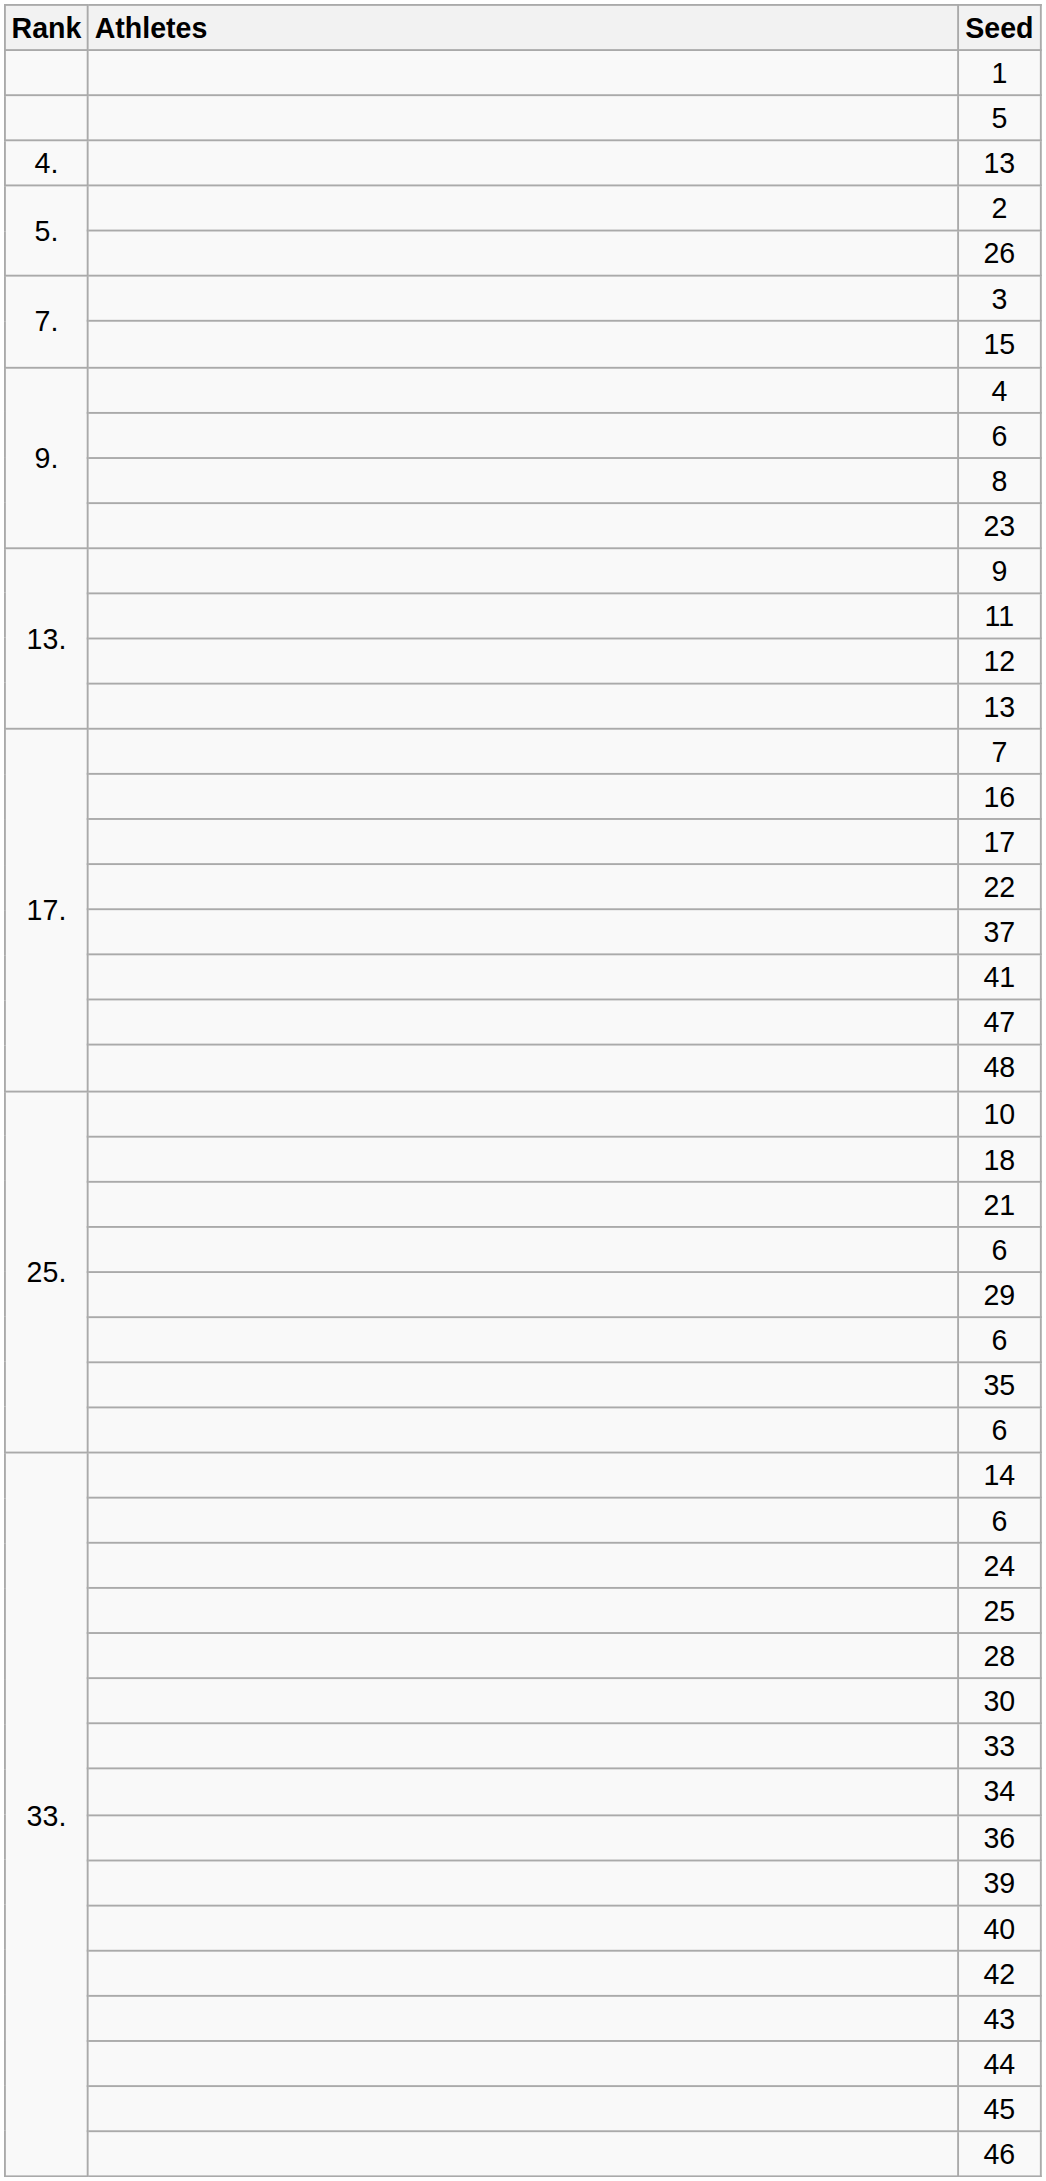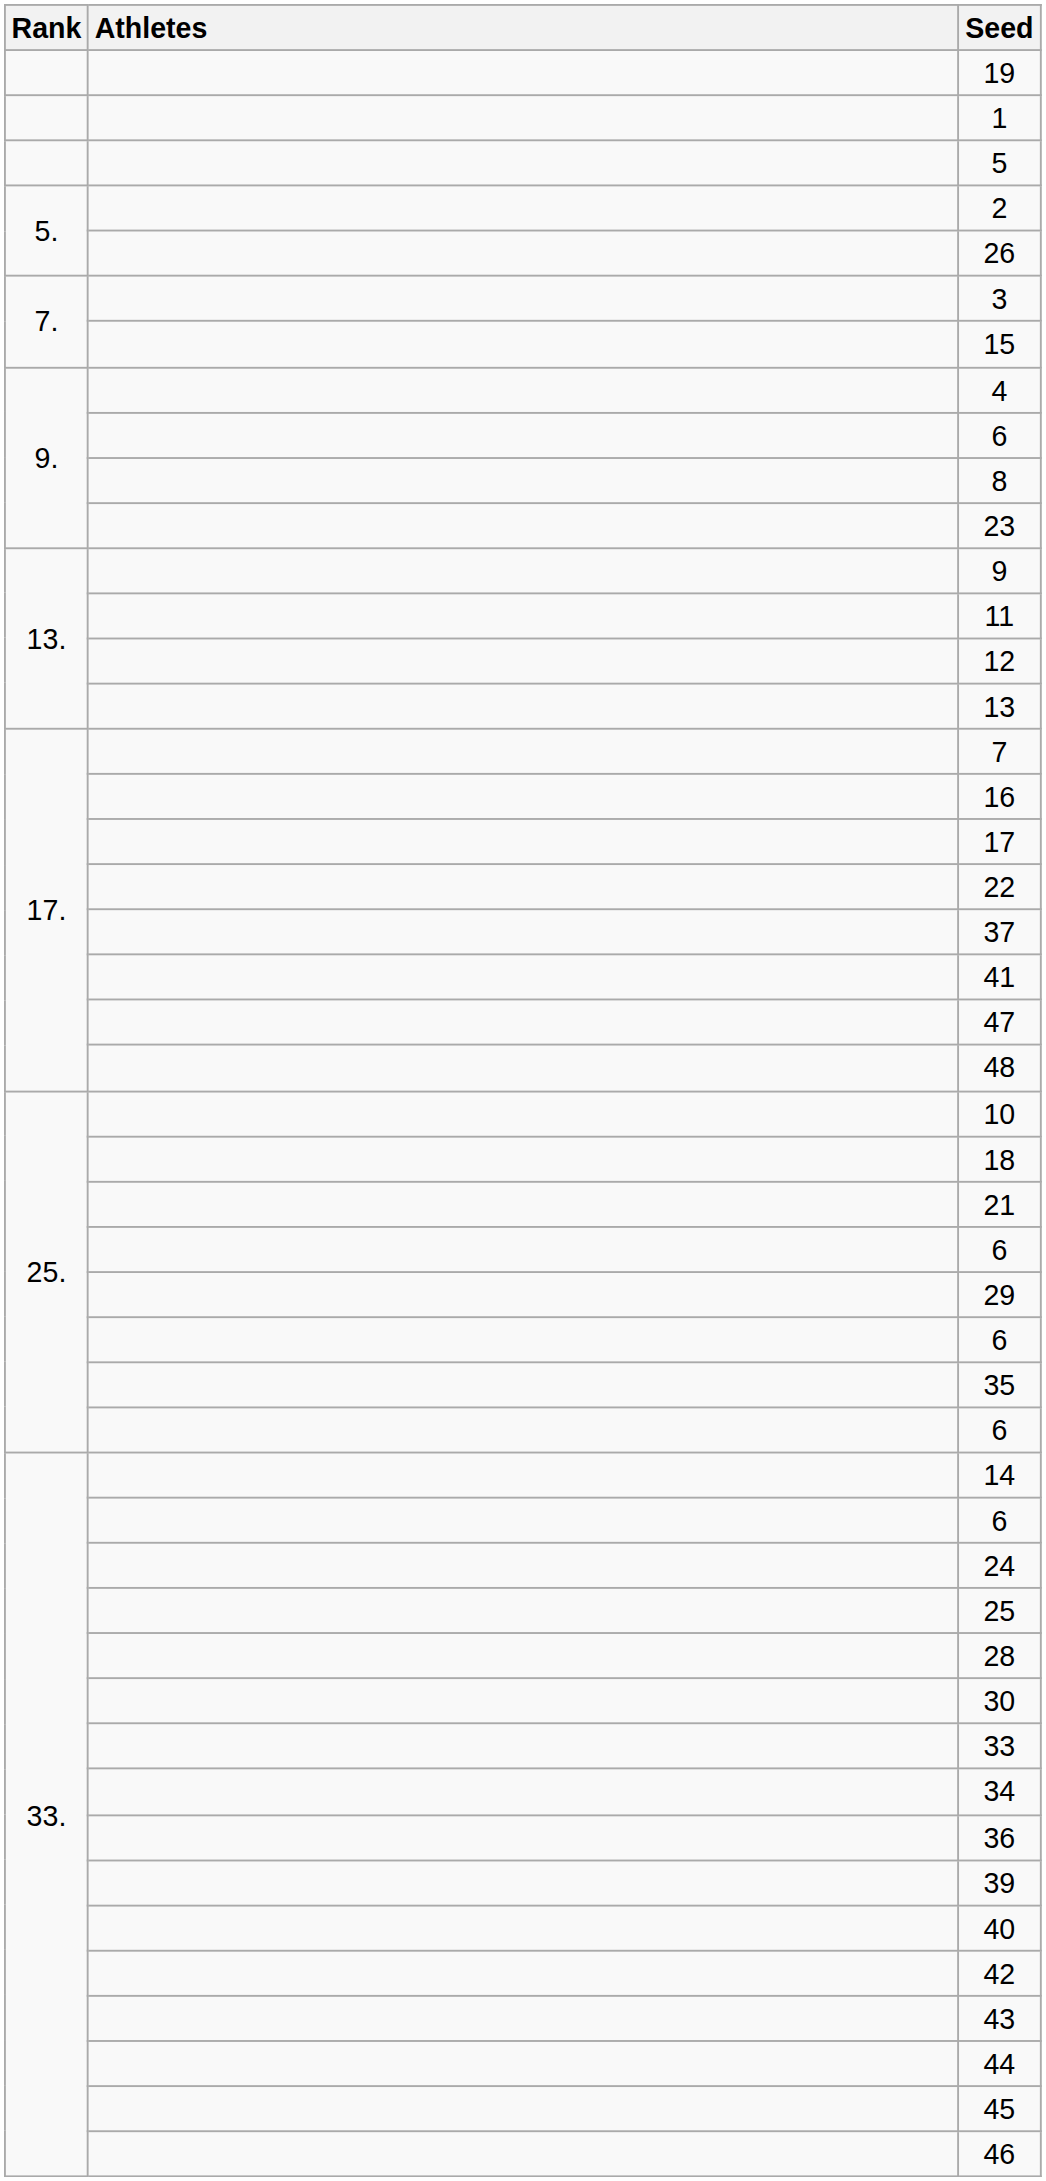+ row: (46, 73)
- row: (46, 163)
